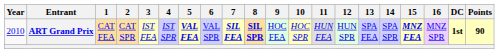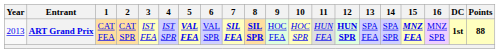(15, 31) 2010 -> (15, 31) 2013
(347, 31) normal -> (347, 31) bold
(480, 31) 90 -> (480, 31) 88
